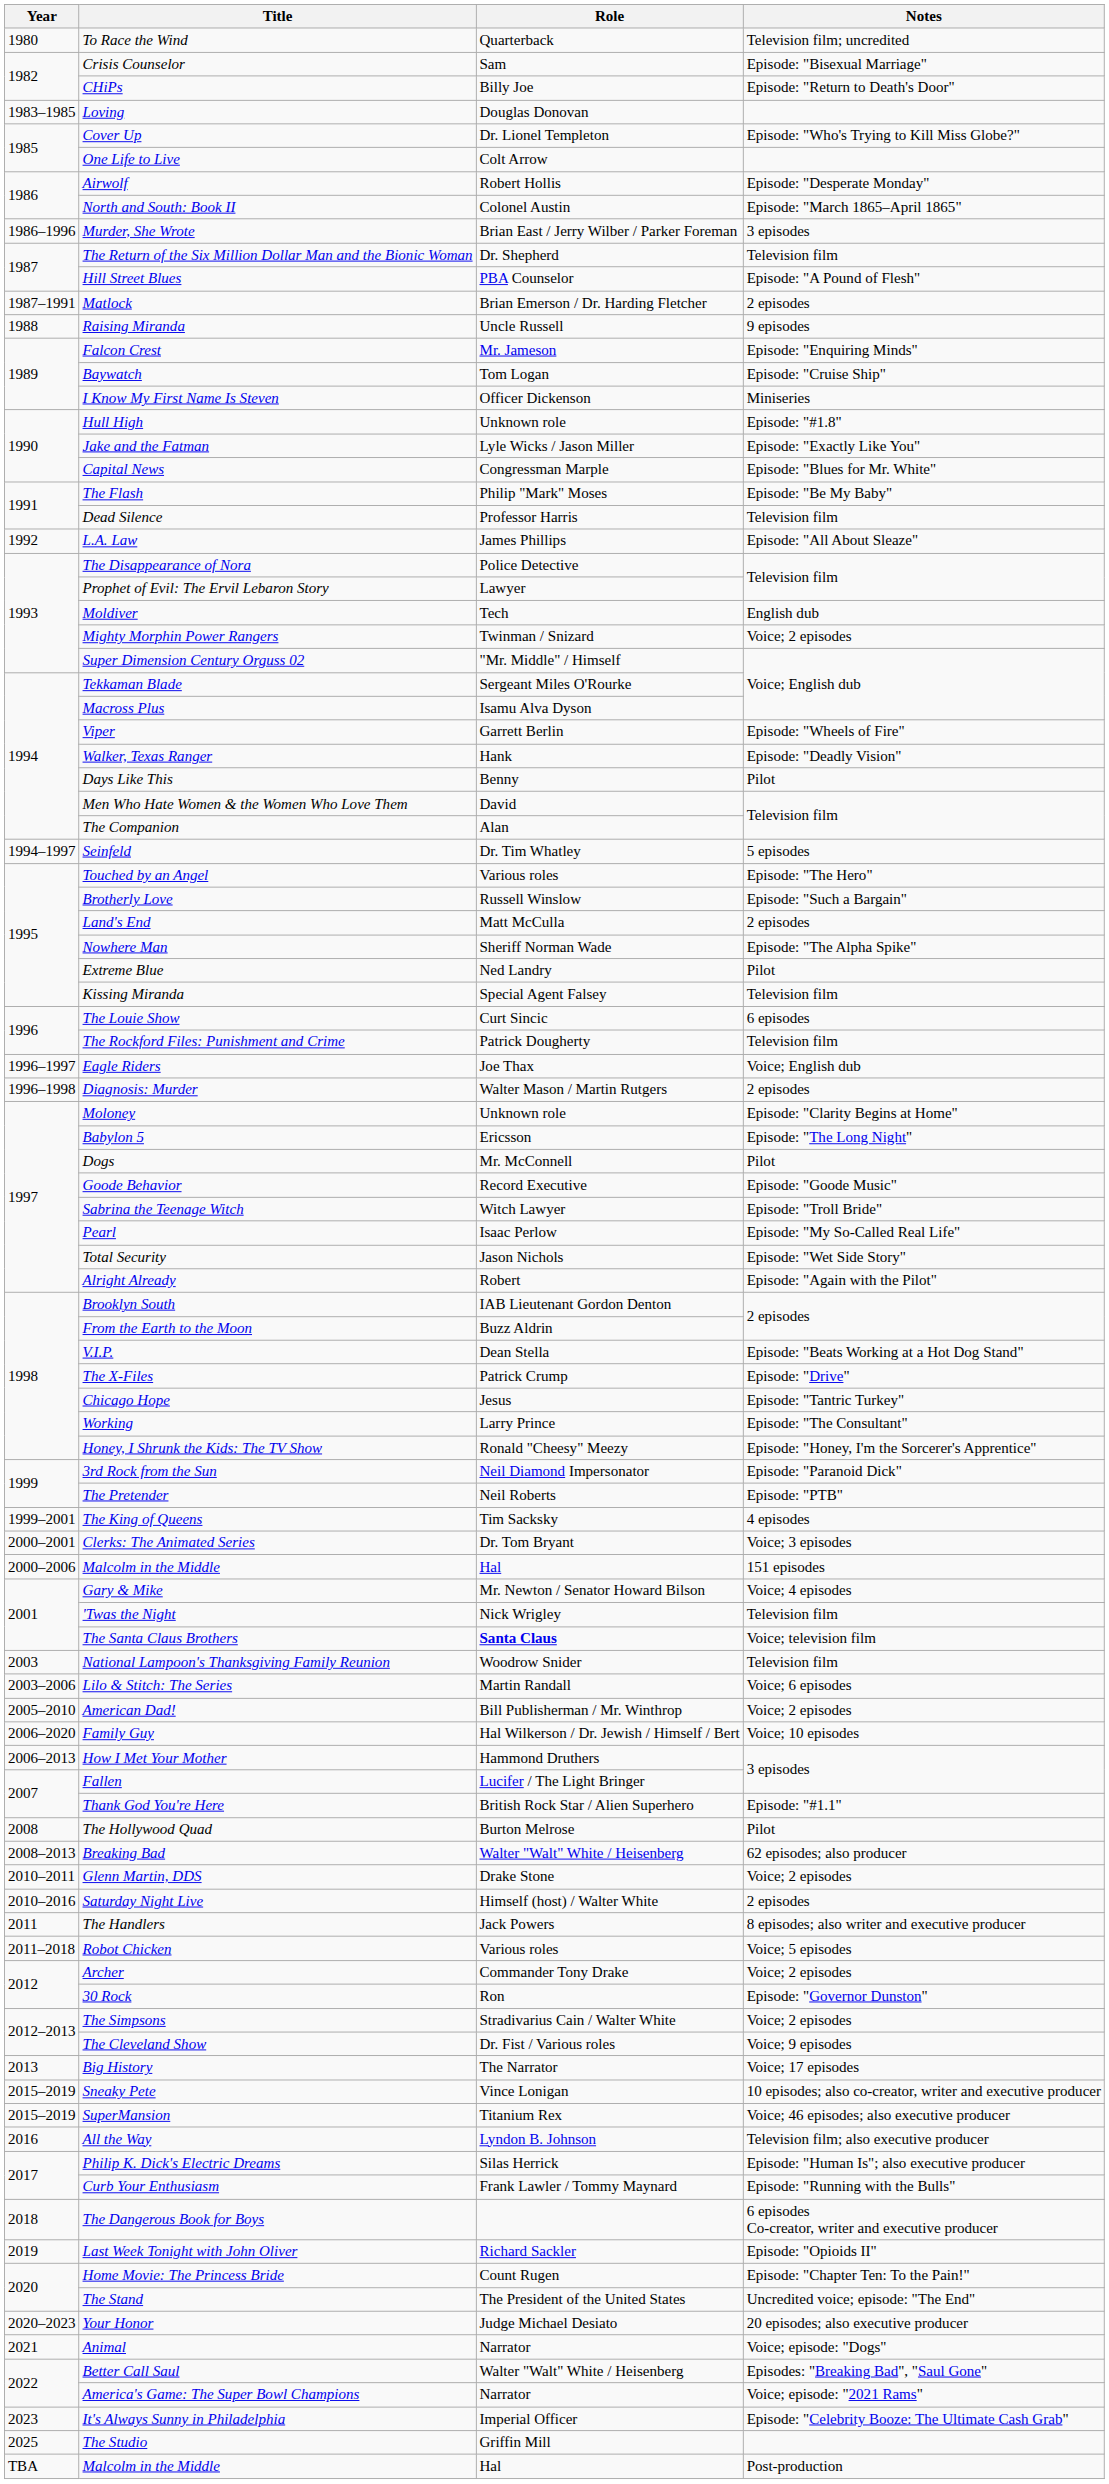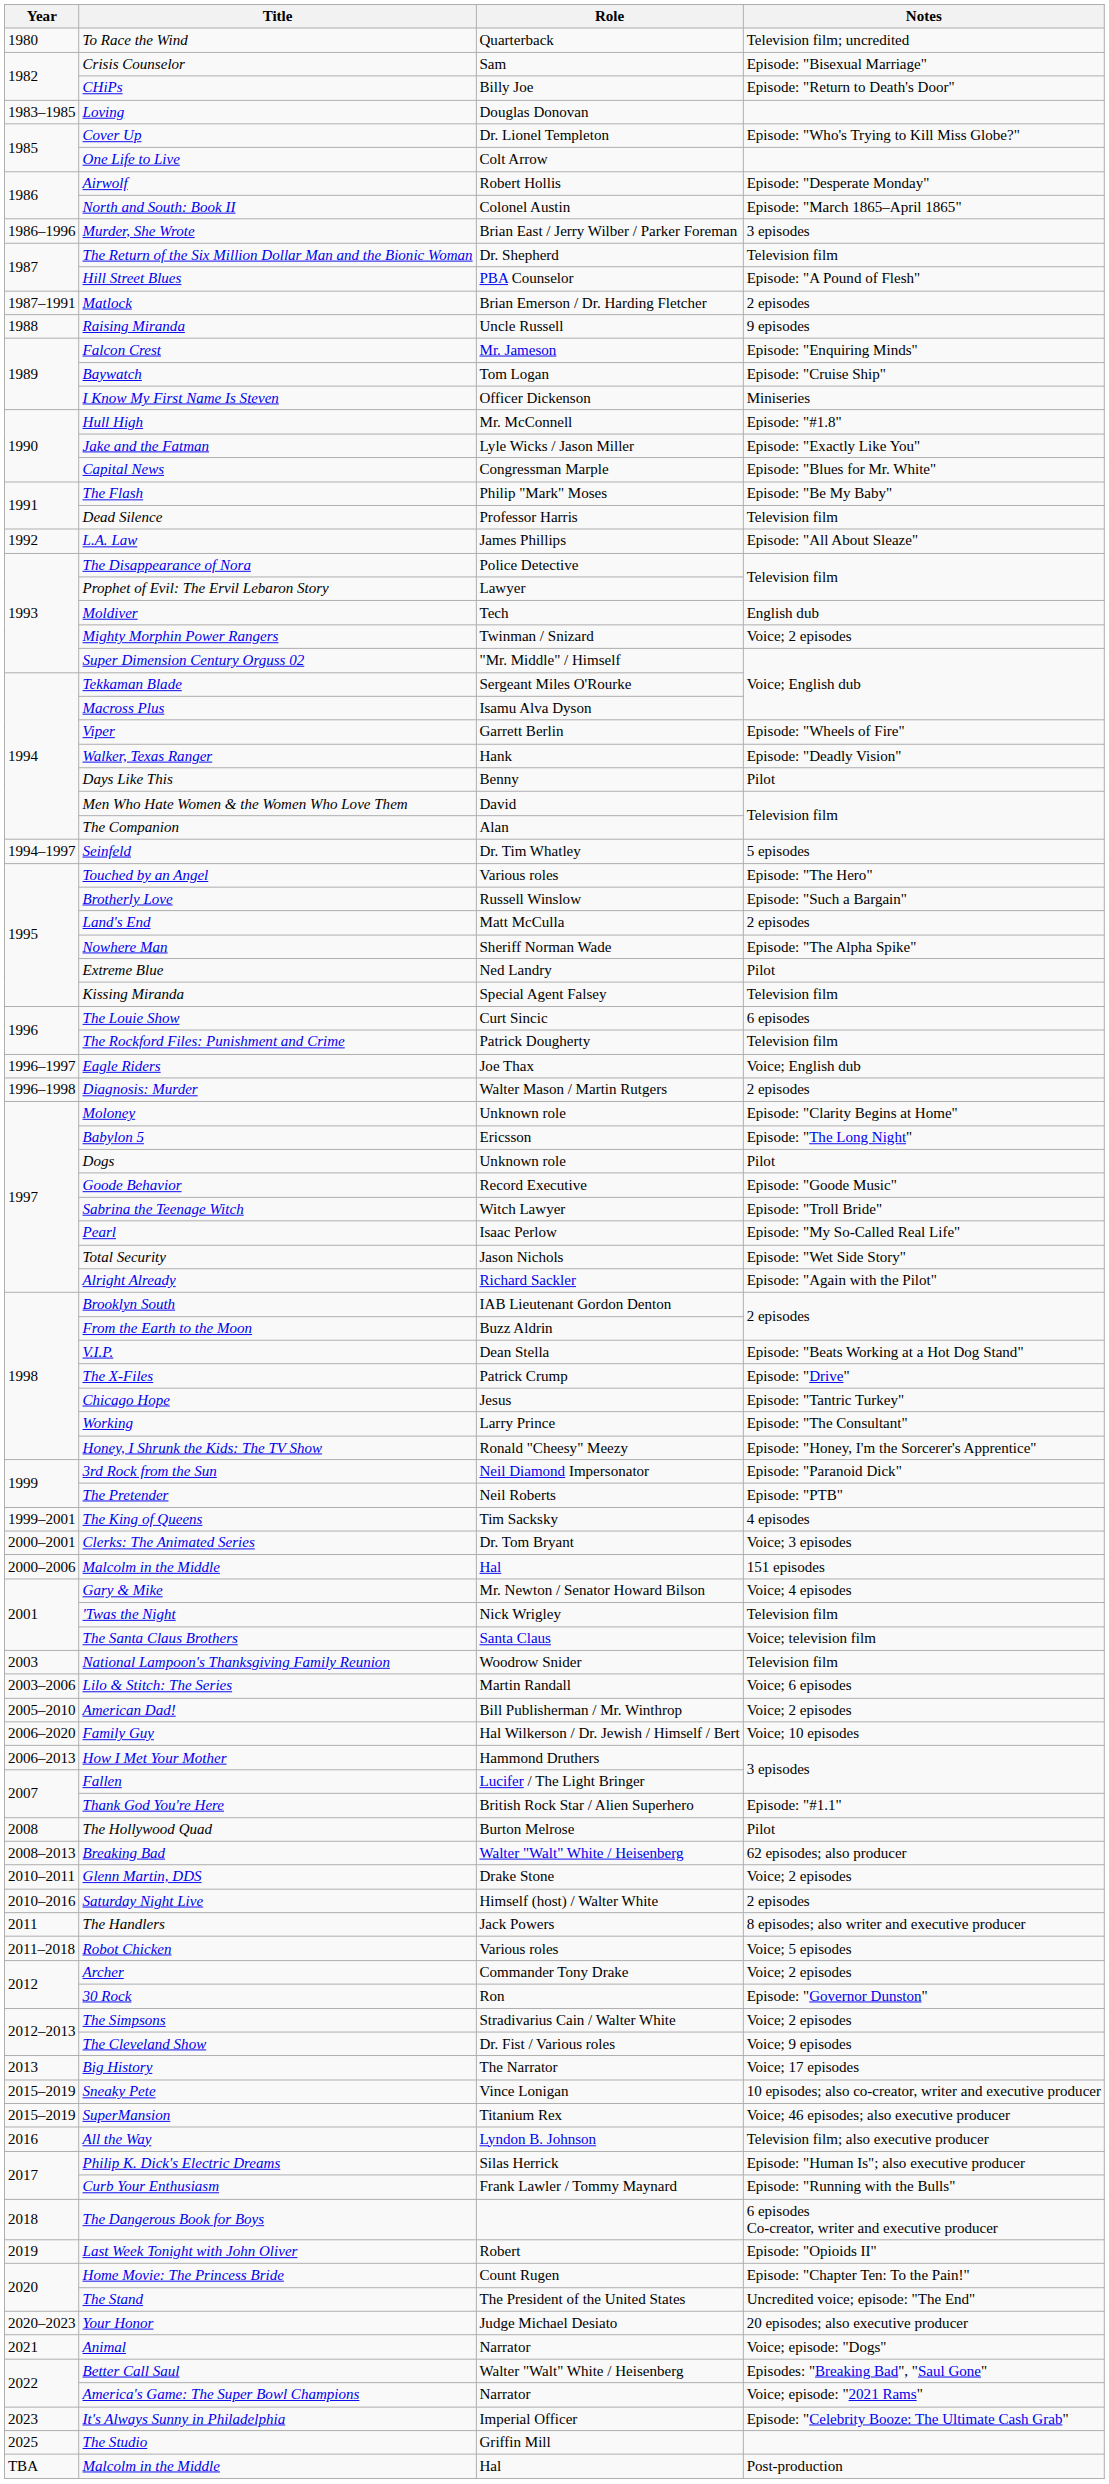(523, 421) Unknown role -> (526, 421) Mr. McConnell
(526, 1161) Mr. McConnell -> (523, 1161) Unknown role
(500, 1280) Robert -> (528, 1280) Richard Sackler
(518, 1638) bold -> (515, 1638) normal
(528, 2251) Richard Sackler -> (500, 2251) Robert
